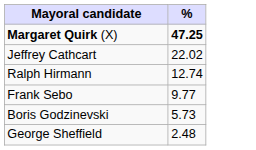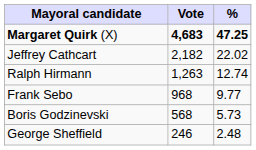+ column: (191, 14)
